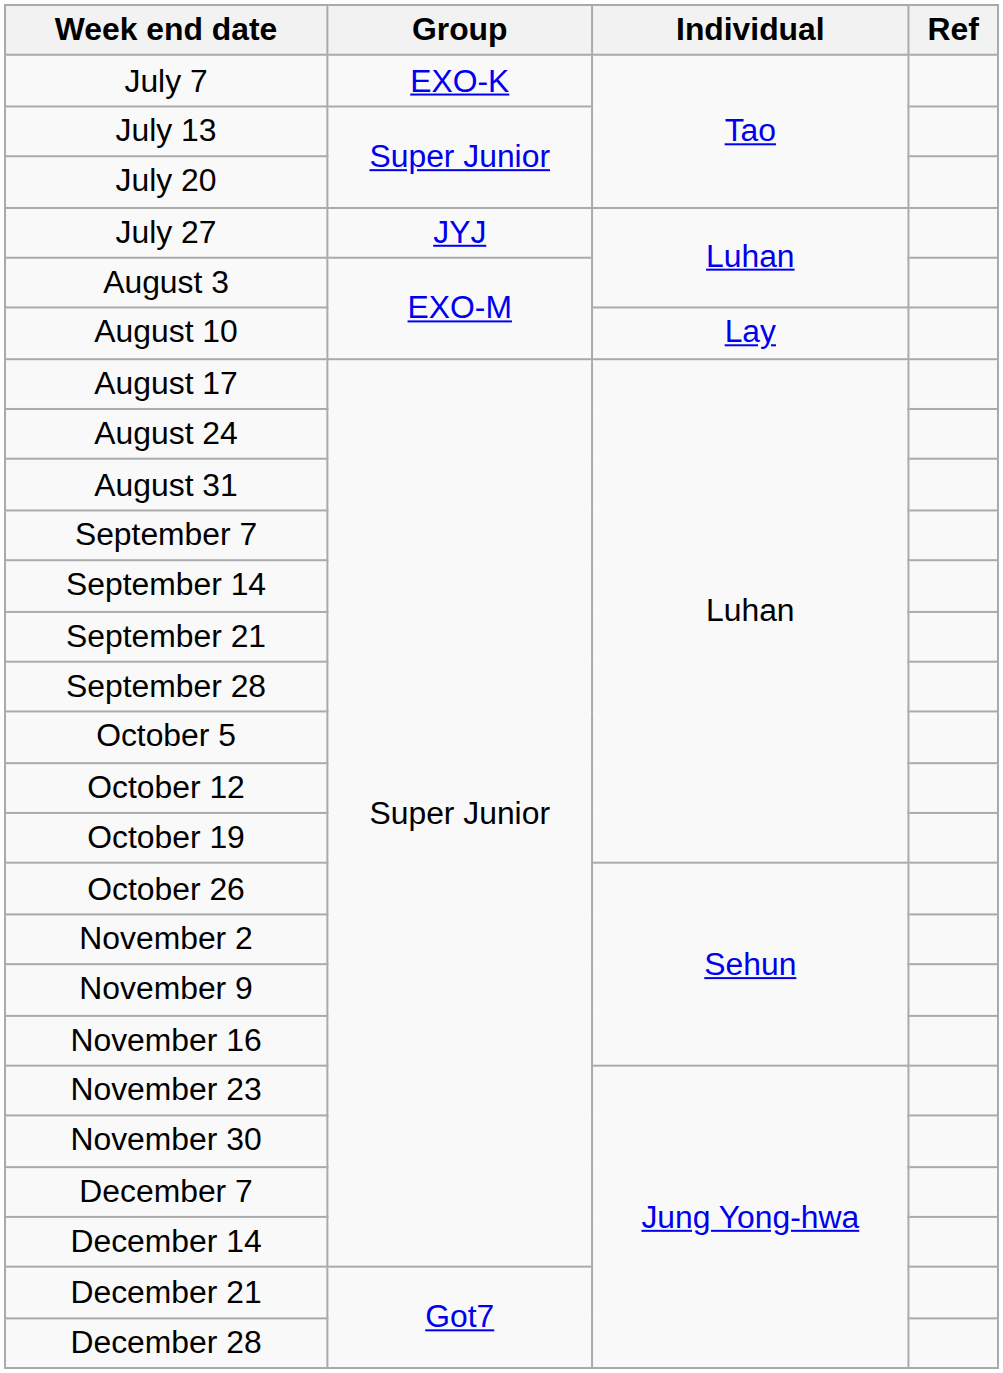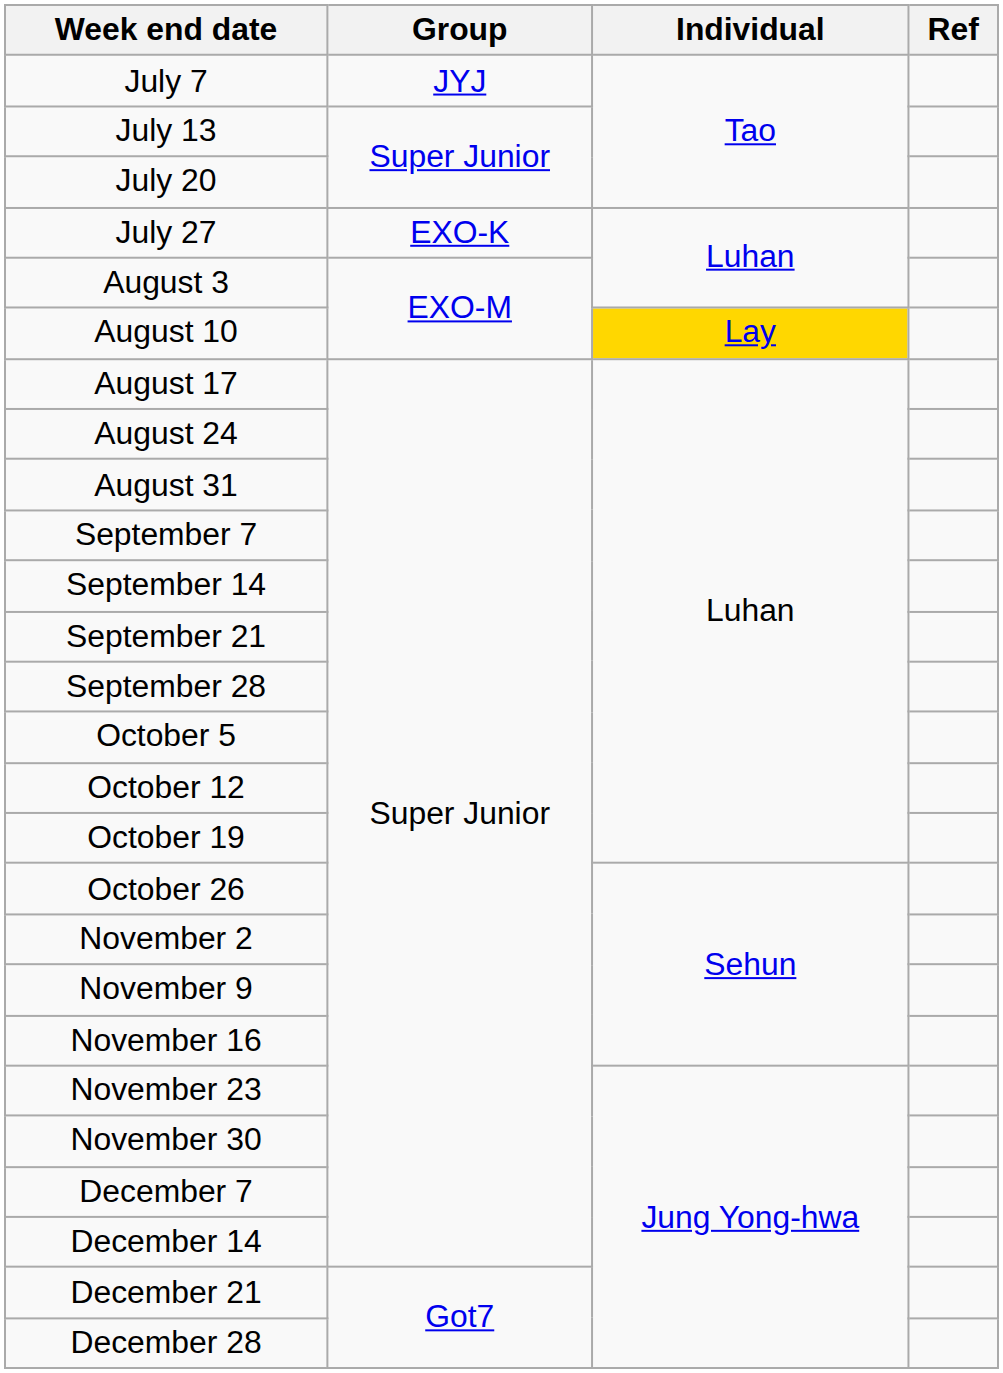(460, 80) EXO-K -> (460, 80) JYJ
(460, 231) JYJ -> (460, 231) EXO-K
(750, 332) no background -> (750, 332) gold background
